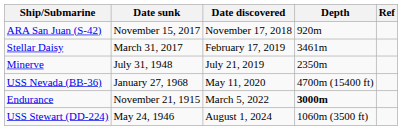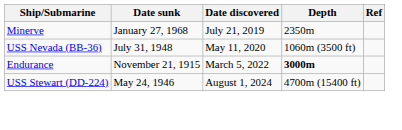- row: (54, 30)
- row: (35, 47)
(143, 64) July 31, 1948 -> (151, 30) January 27, 1968
(151, 82) January 27, 1968 -> (143, 47) July 31, 1948
(335, 82) 4700m (15400 ft) -> (320, 47) 1060m (3500 ft)
(333, 116) 1060m (3500 ft) -> (322, 82) 4700m (15400 ft)
